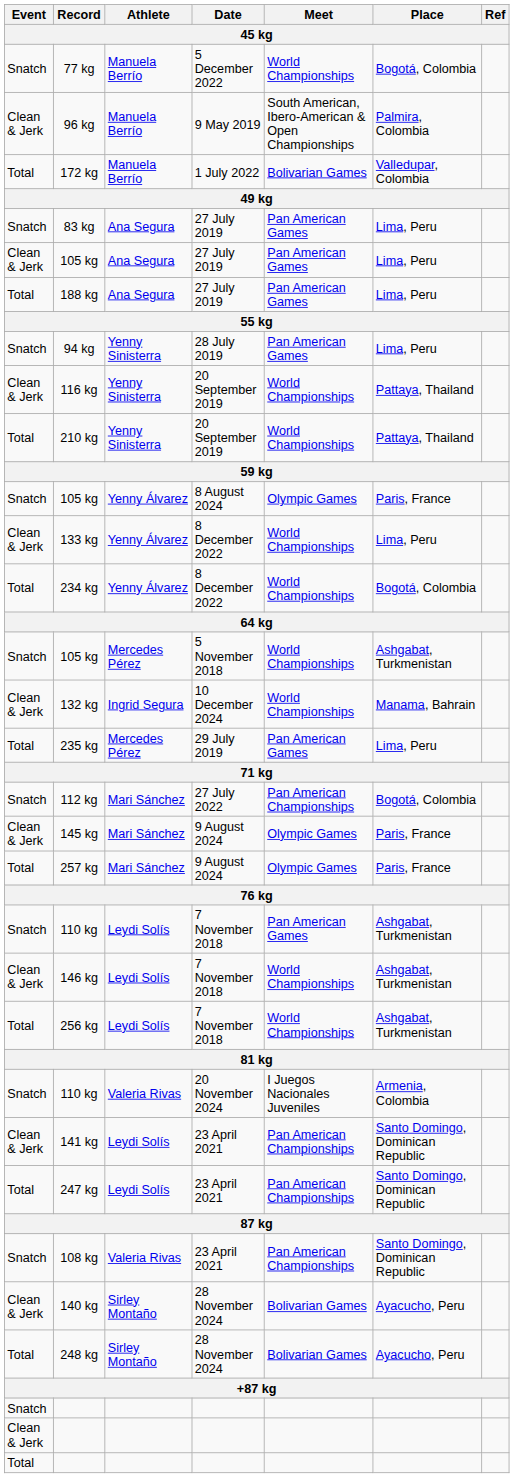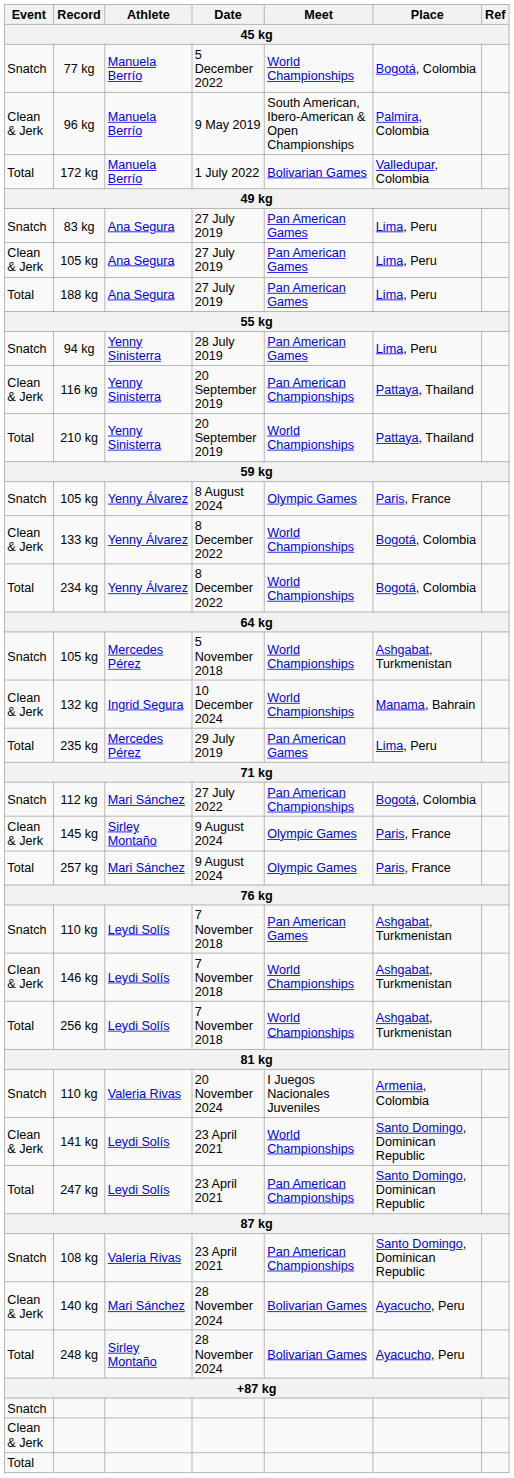(311, 389) World Championships -> (311, 389) Pan American Championships
(406, 540) Lima, Peru -> (426, 540) Bogotá, Colombia
(146, 834) Mari Sánchez -> (132, 834) Sirley Montaño
(311, 1142) Pan American Championships -> (311, 1142) World Championships
(132, 1306) Sirley Montaño -> (146, 1306) Mari Sánchez
